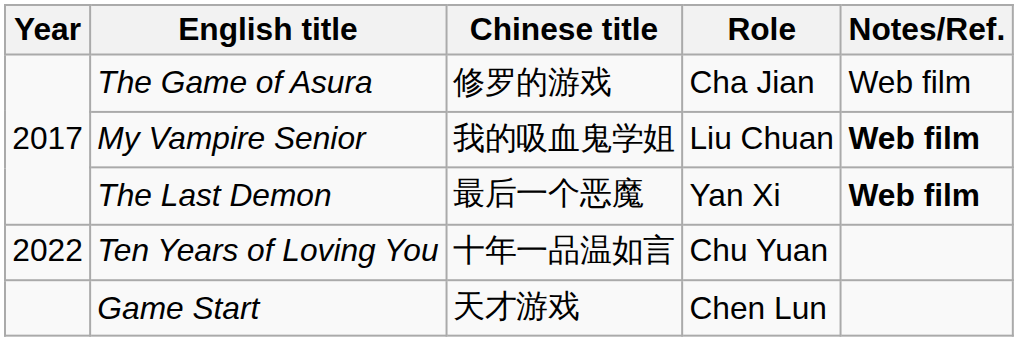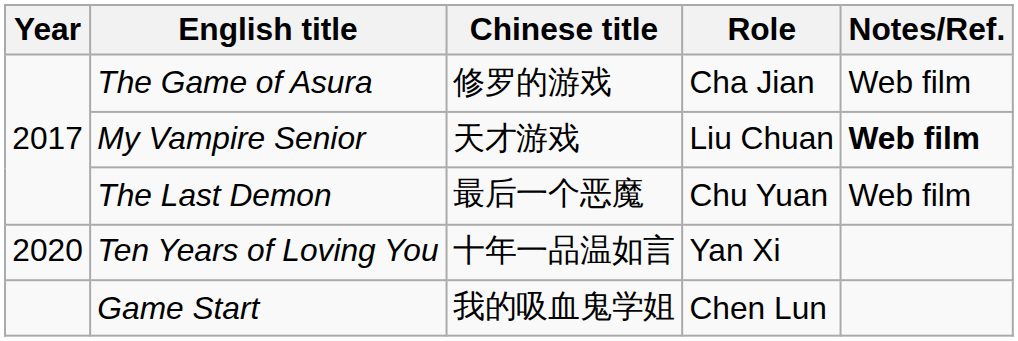(564, 138) 我的吸血鬼学姐 -> (516, 138) 天才游戏
(735, 195) Yan Xi -> (759, 195) Chu Yuan
(914, 195) bold -> (910, 195) normal
(48, 251) 2022 -> (48, 251) 2020
(759, 251) Chu Yuan -> (735, 251) Yan Xi
(516, 306) 天才游戏 -> (564, 306) 我的吸血鬼学姐
